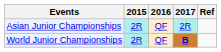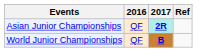- column: (137, 12)
(185, 26) normal -> (161, 26) bold
